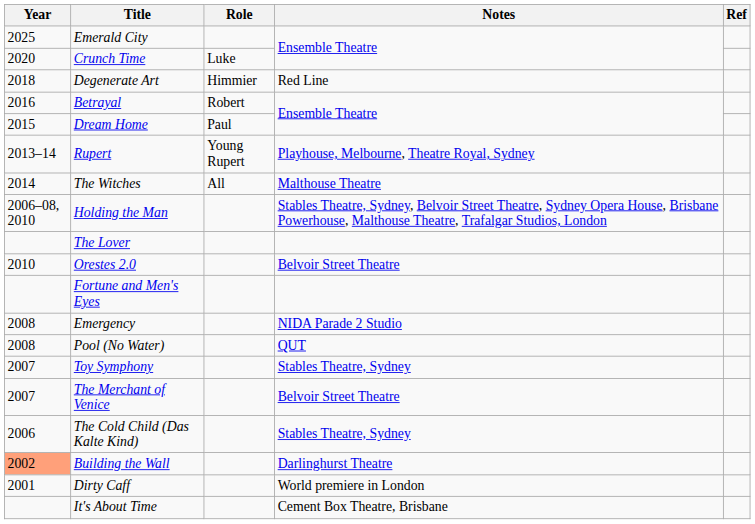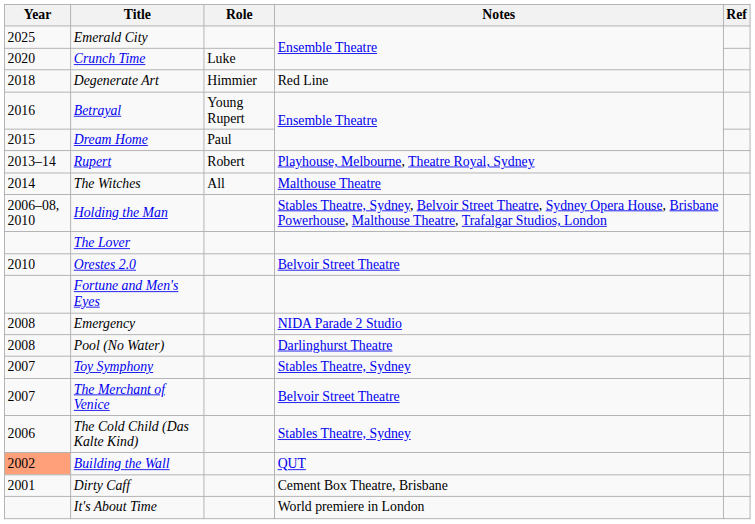(226, 102) Robert -> (226, 110) Young Rupert
(226, 154) Young Rupert -> (226, 161) Robert
(292, 345) QUT -> (335, 345) Darlinghurst Theatre
(335, 463) Darlinghurst Theatre -> (292, 463) QUT
(351, 485) World premiere in London -> (363, 485) Cement Box Theatre, Brisbane
(363, 507) Cement Box Theatre, Brisbane -> (351, 507) World premiere in London
